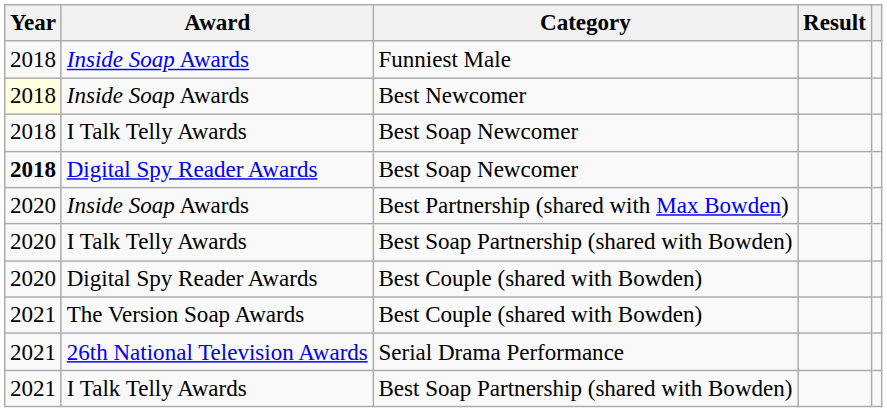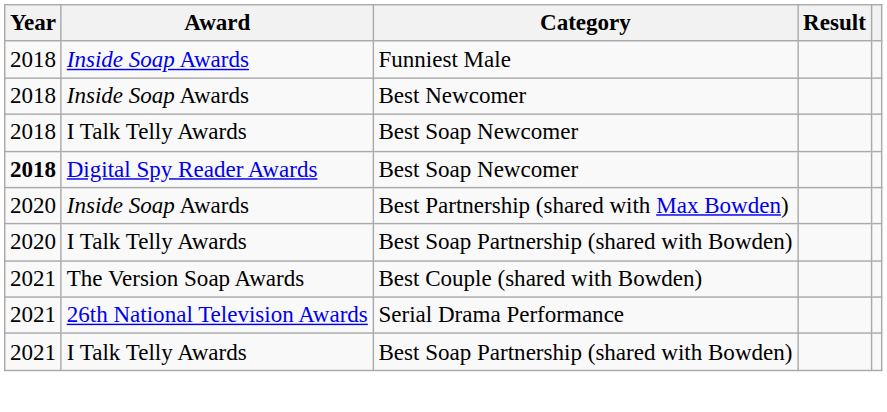(33, 95) lightyellow background -> (33, 95) no background
- row: (192, 278)
